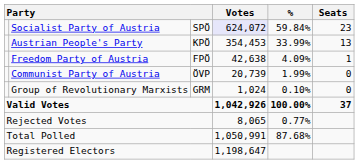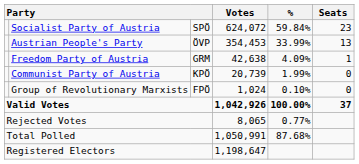(246, 28) lavender background -> (246, 28) no background
(201, 43) KPÖ -> (201, 43) ÖVP
(201, 58) FPÖ -> (201, 58) GRM
(201, 74) ÖVP -> (201, 74) KPÖ
(201, 89) GRM -> (201, 89) FPÖ
